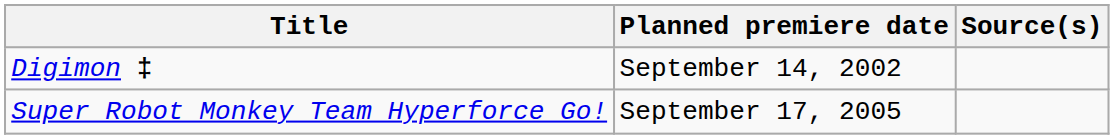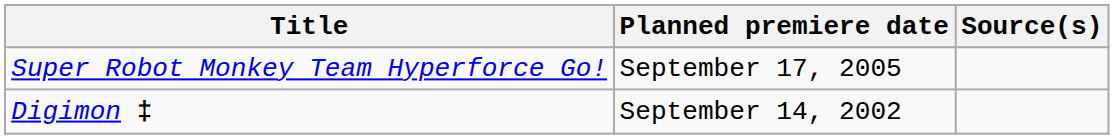rows swapped: (82, 69) <-> (309, 111)
